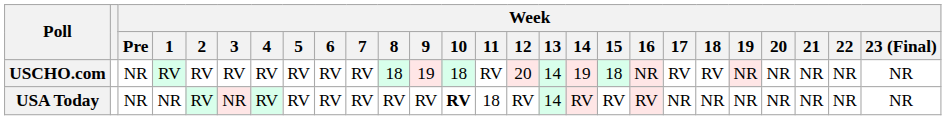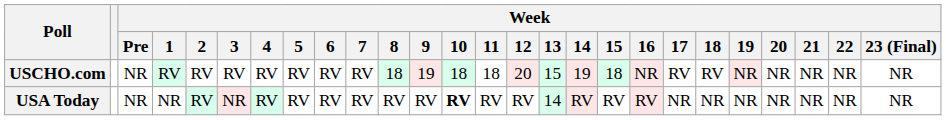(491, 73) RV -> (491, 73) 18
(552, 73) 14 -> (552, 73) 15
(491, 100) 18 -> (491, 100) RV
